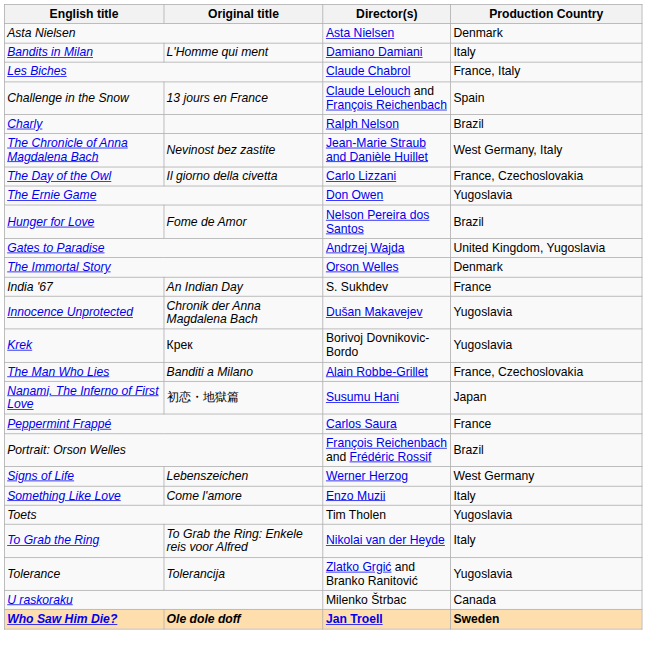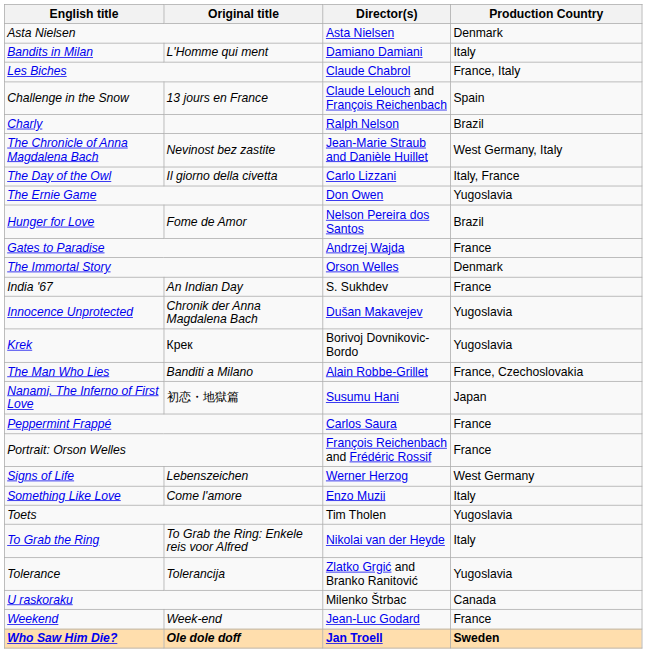(518, 176) France, Czechoslovakia -> (486, 176) Italy, France
(529, 248) United Kingdom, Yugoslavia -> (472, 248) France
(469, 450) Brazil -> (472, 450) France
+ row: (33, 619)
